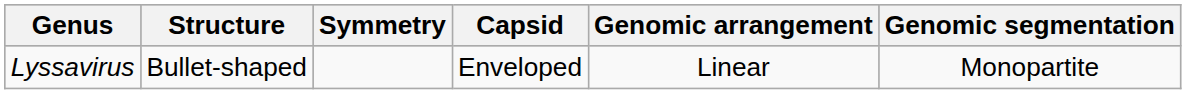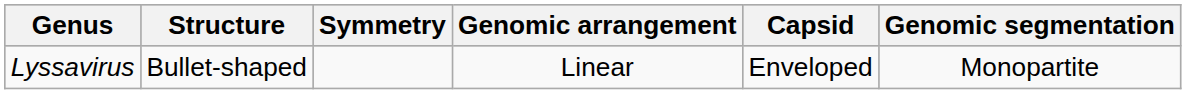columns swapped: (520, 25) <-> (733, 25)
